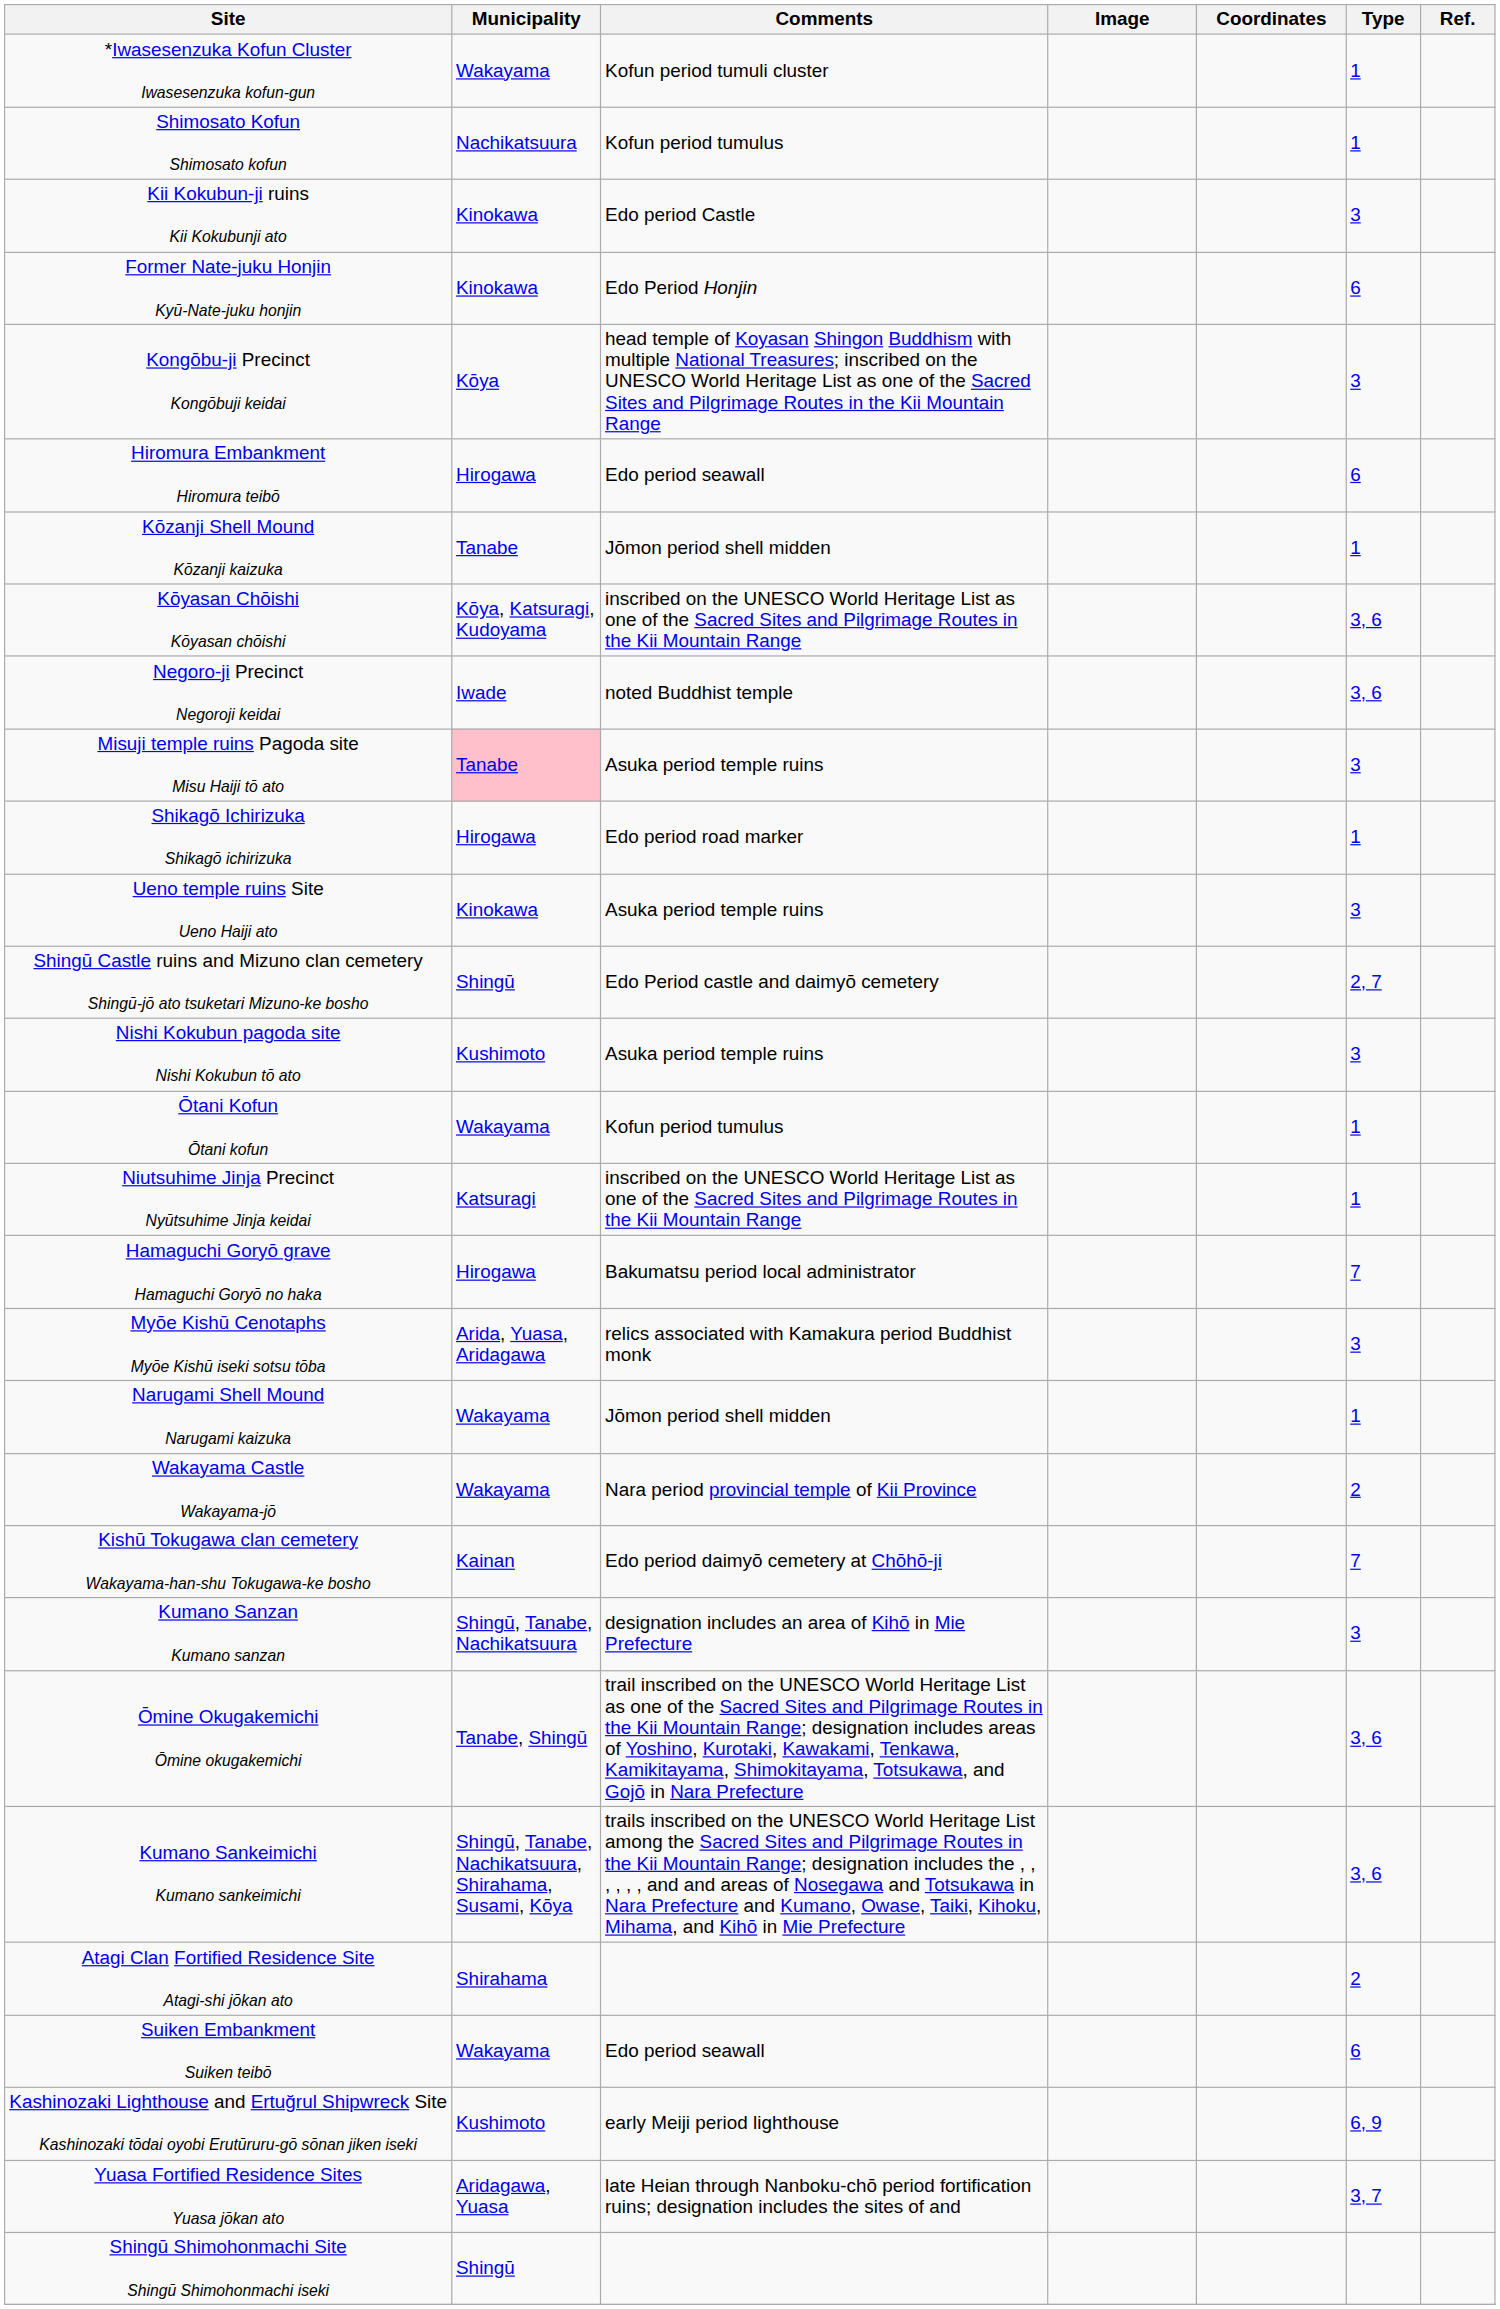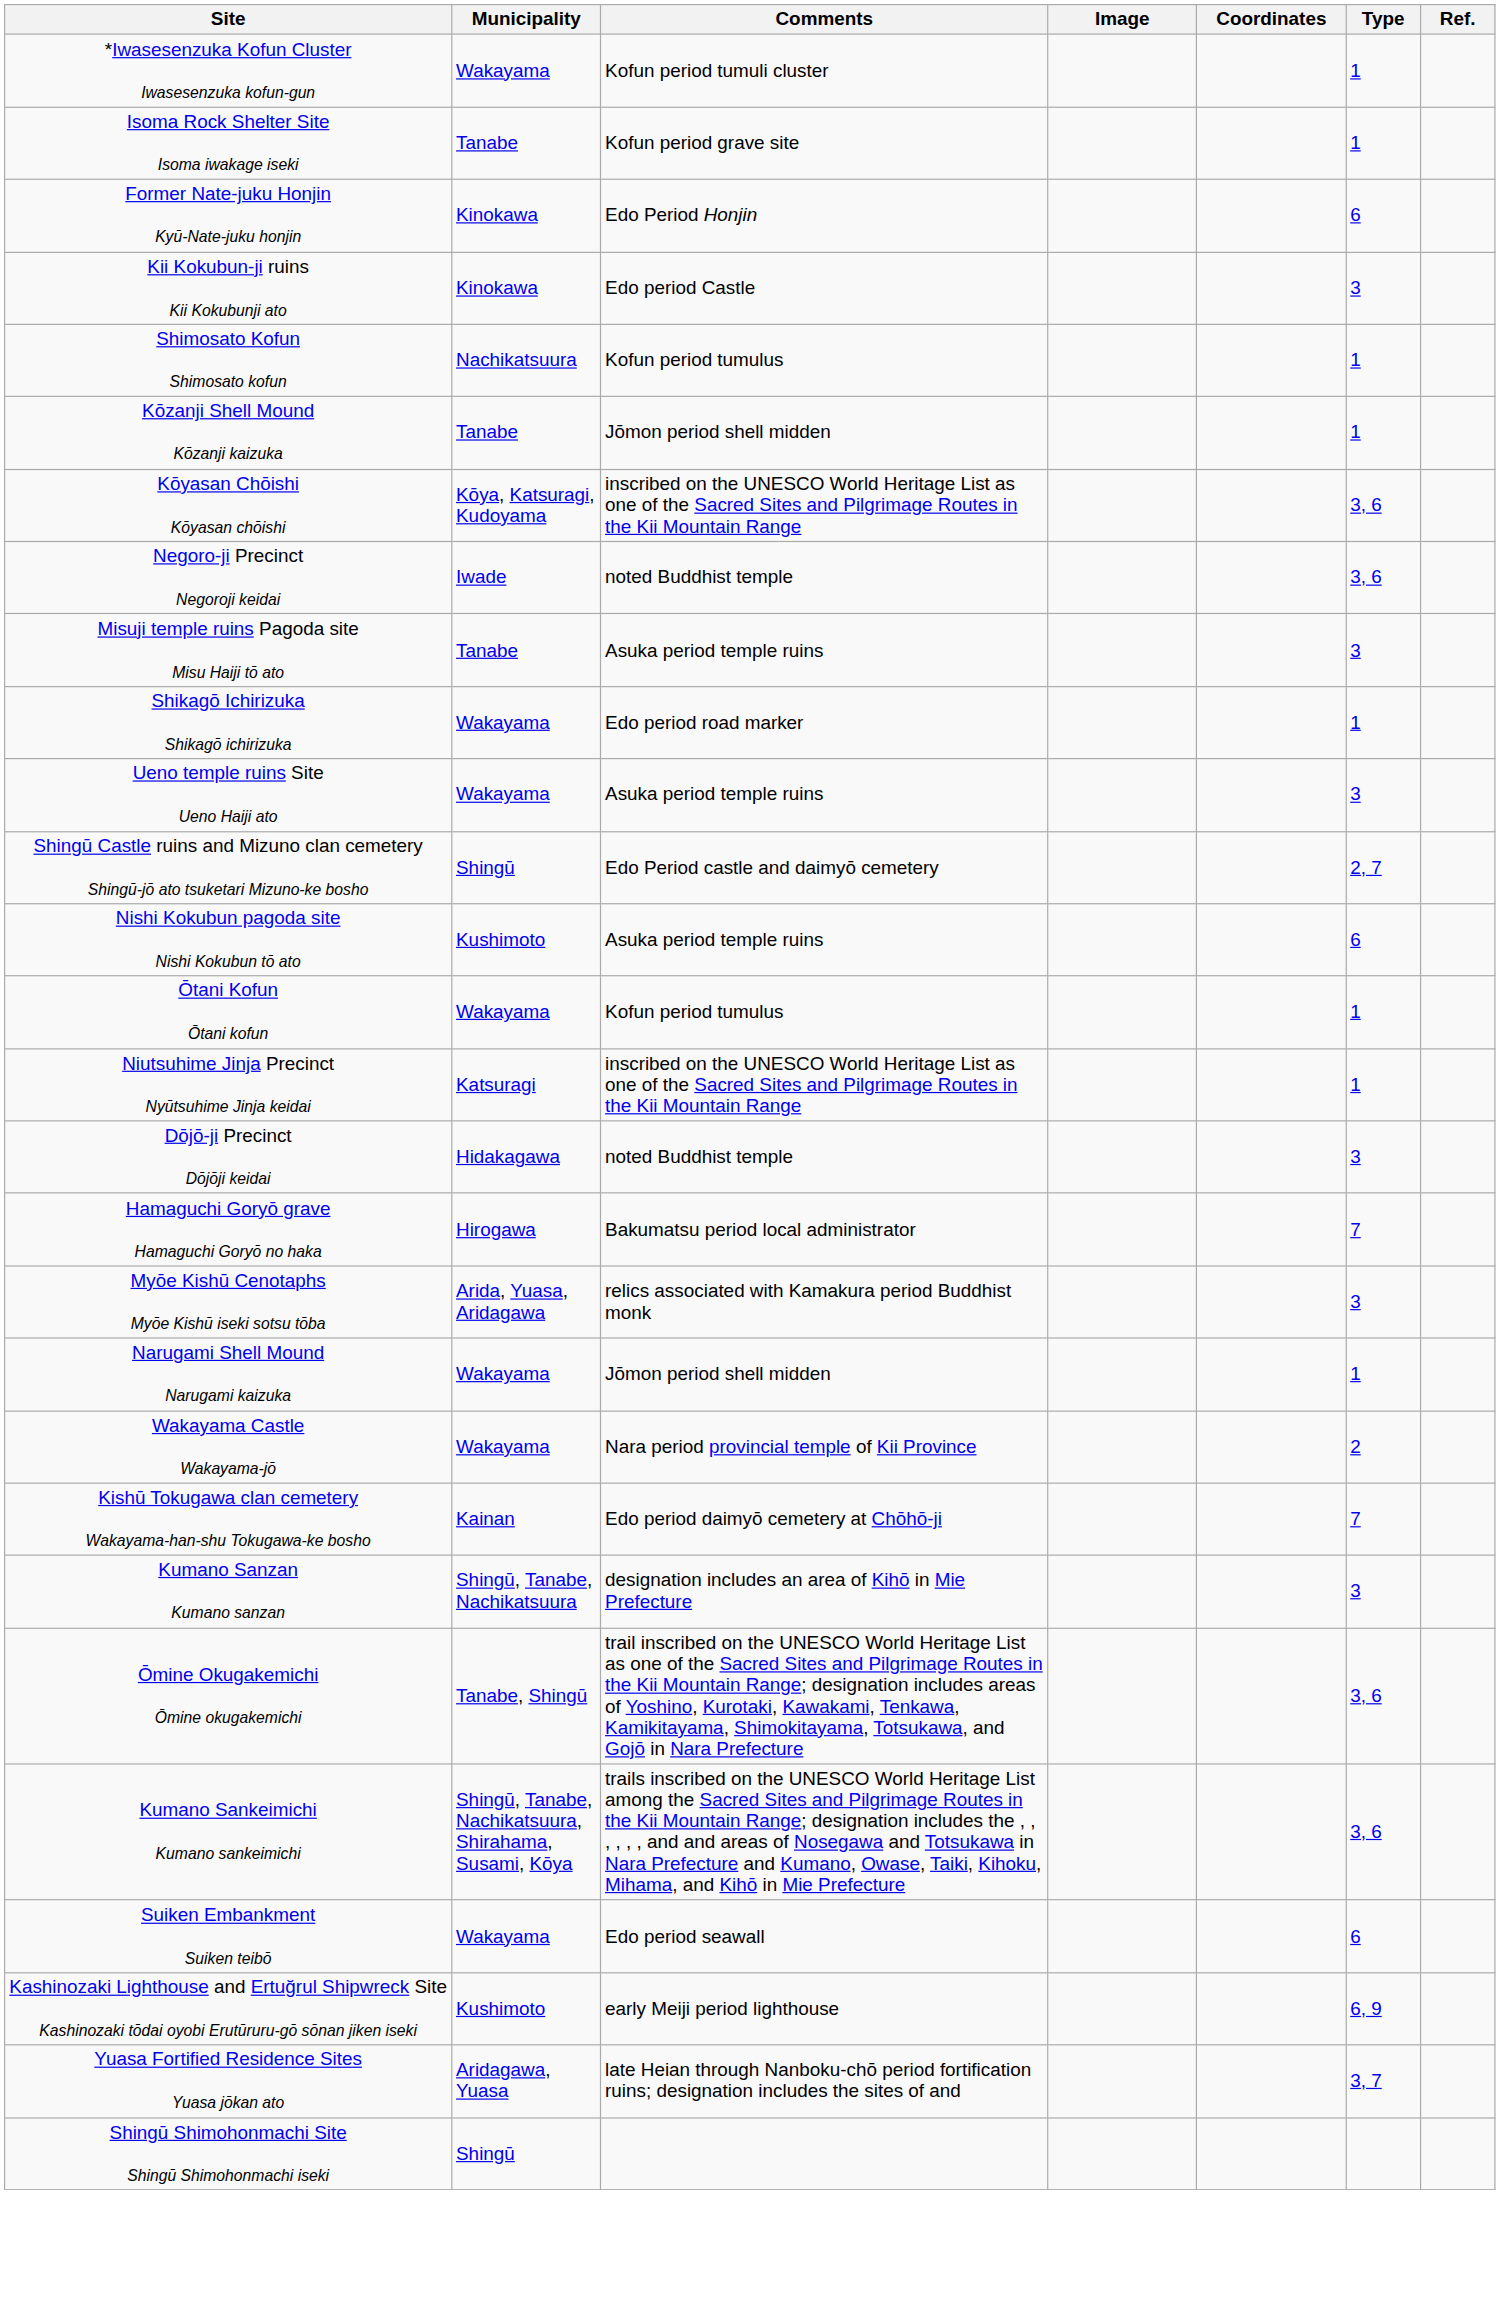+ row: (228, 143)
rows swapped: (228, 143) <-> (228, 287)
- row: (228, 381)
- row: (228, 475)
(487, 764) pink background -> (487, 650) no background
(496, 837) Hirogawa -> (503, 722) Wakayama
(497, 909) Kinokawa -> (503, 794) Wakayama
(1355, 1054) 3 -> (1355, 939) 6
+ row: (228, 1156)
- row: (228, 1978)
